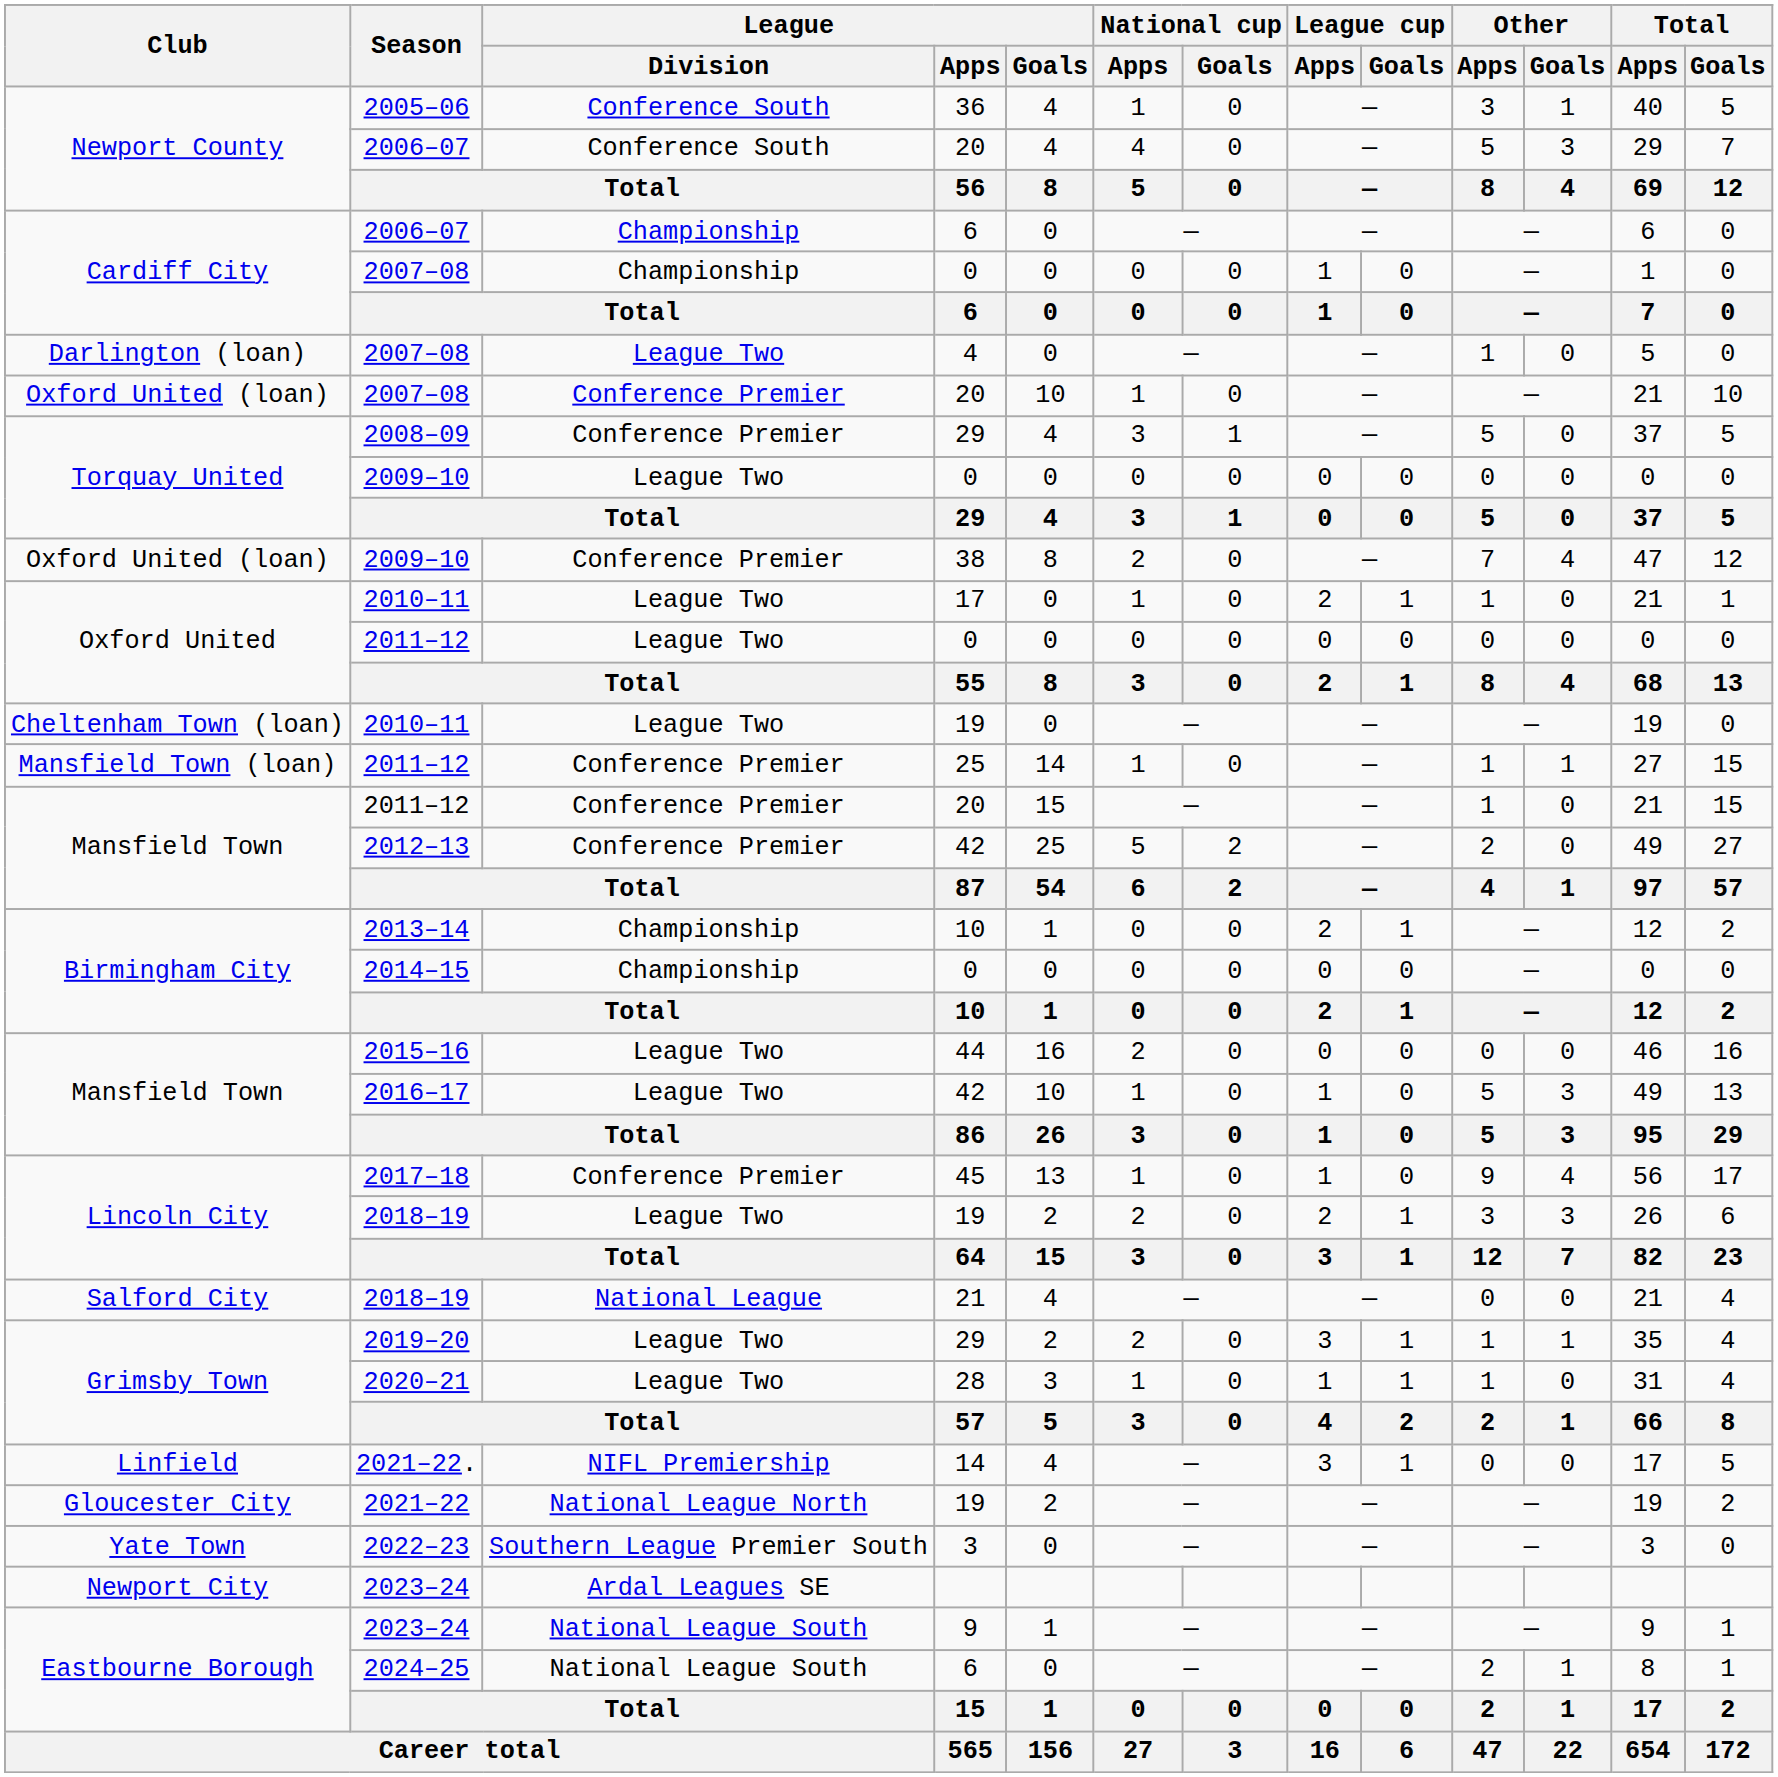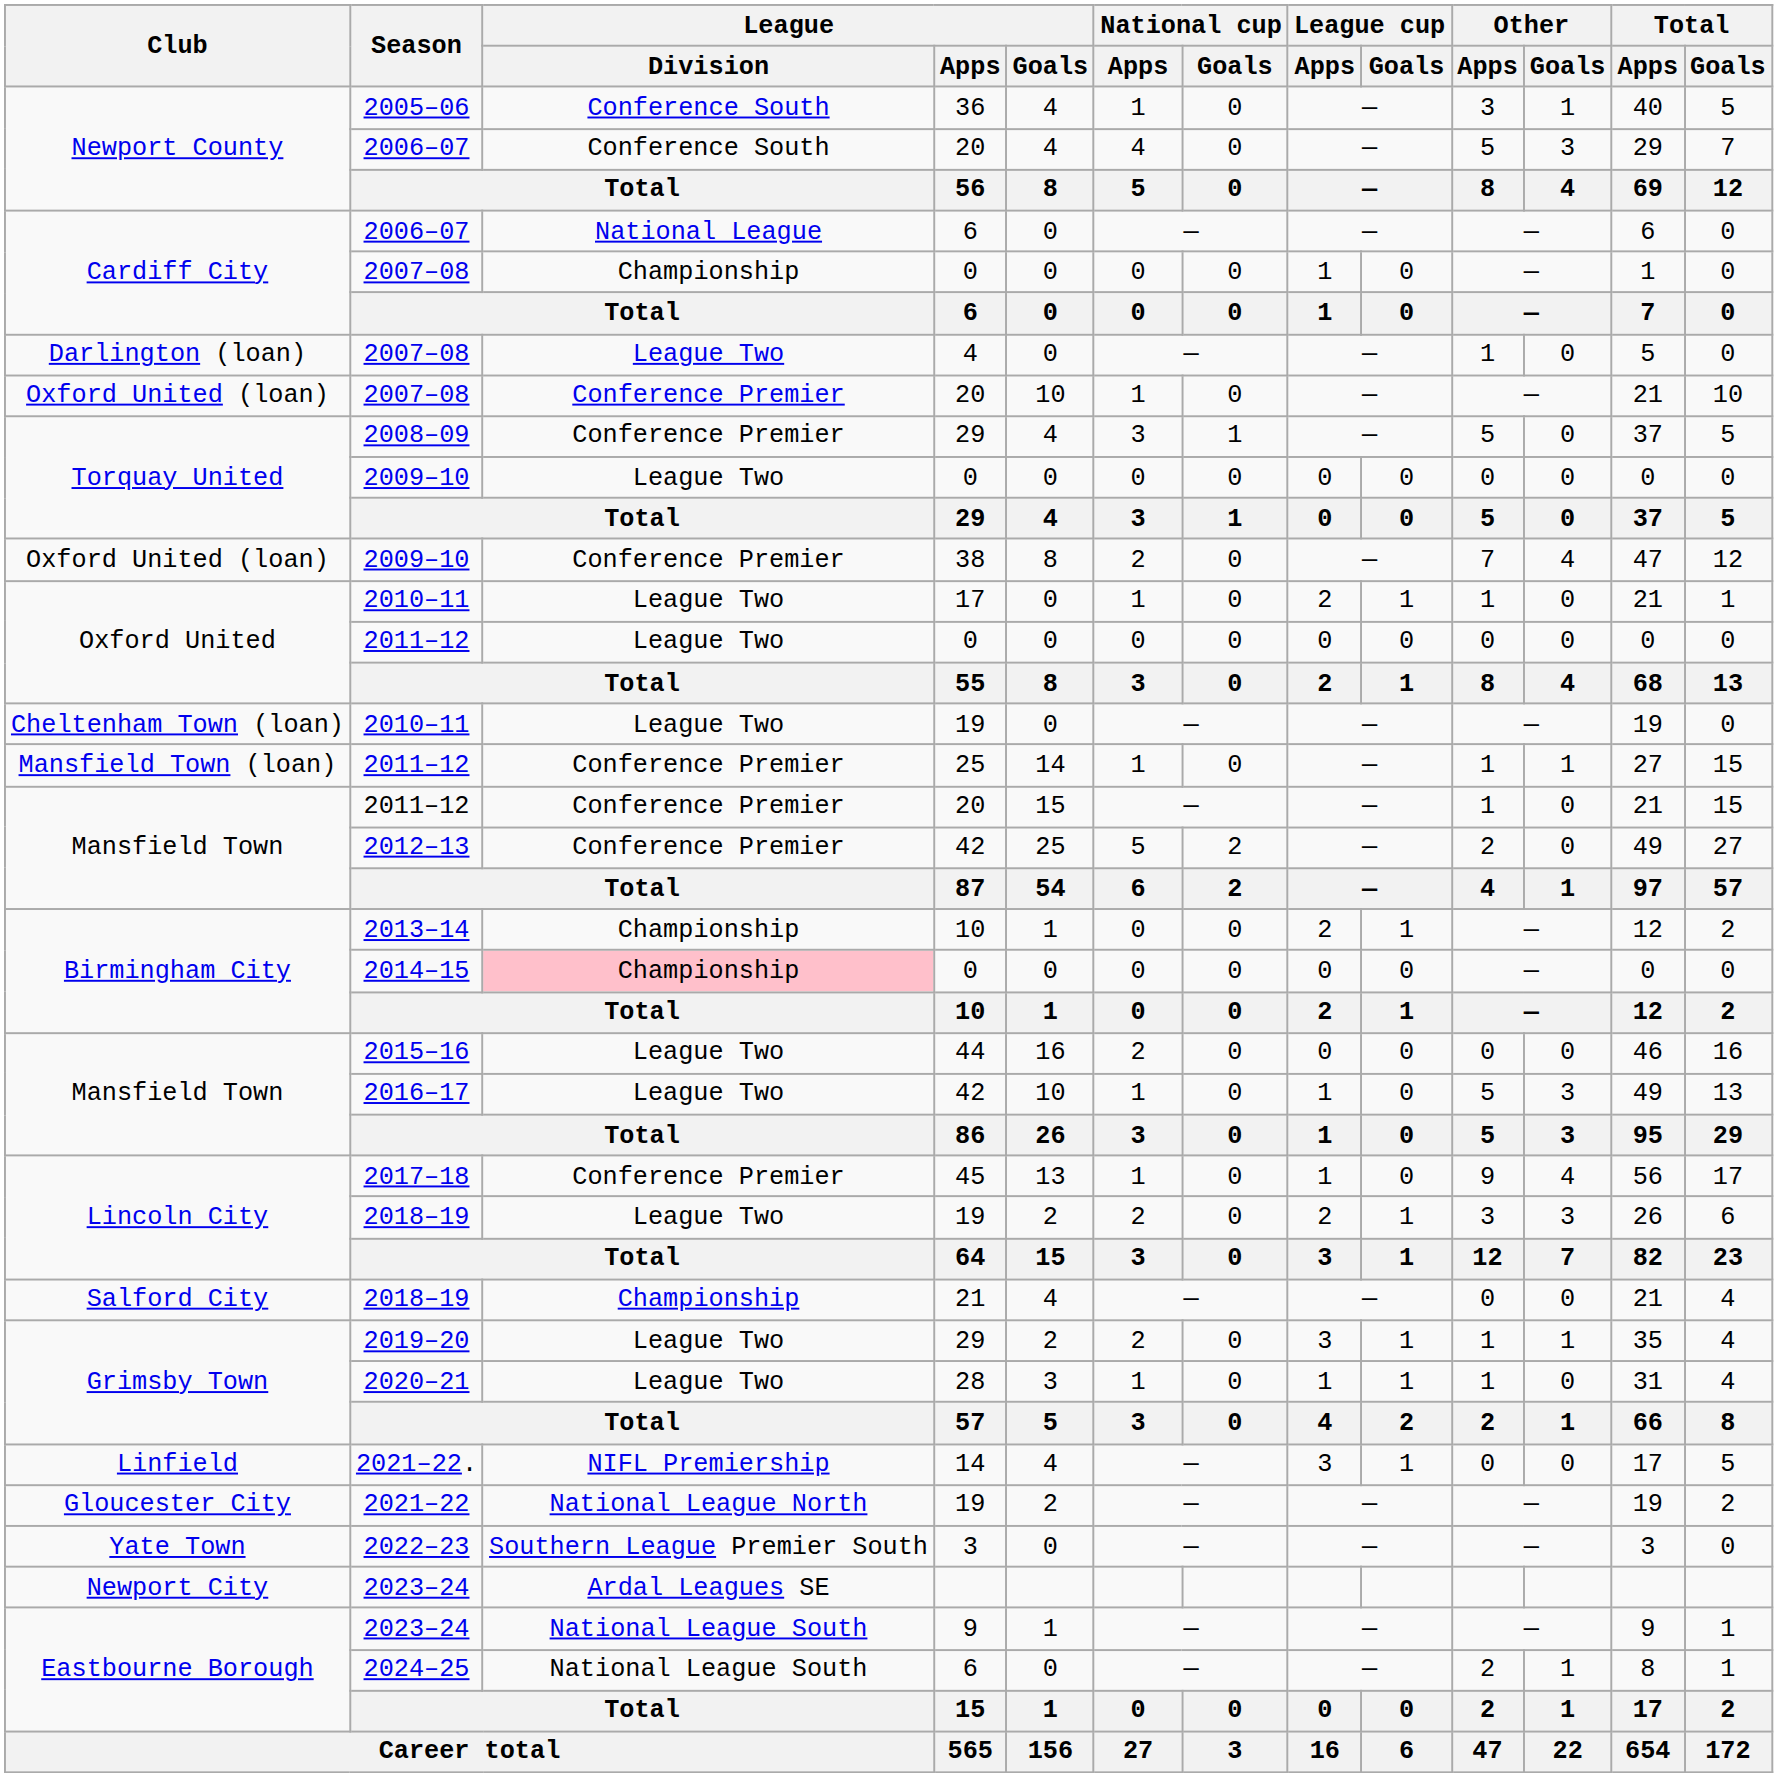(709, 231) Championship -> (709, 231) National League
(709, 971) no background -> (709, 971) pink background
(709, 1300) National League -> (709, 1300) Championship
